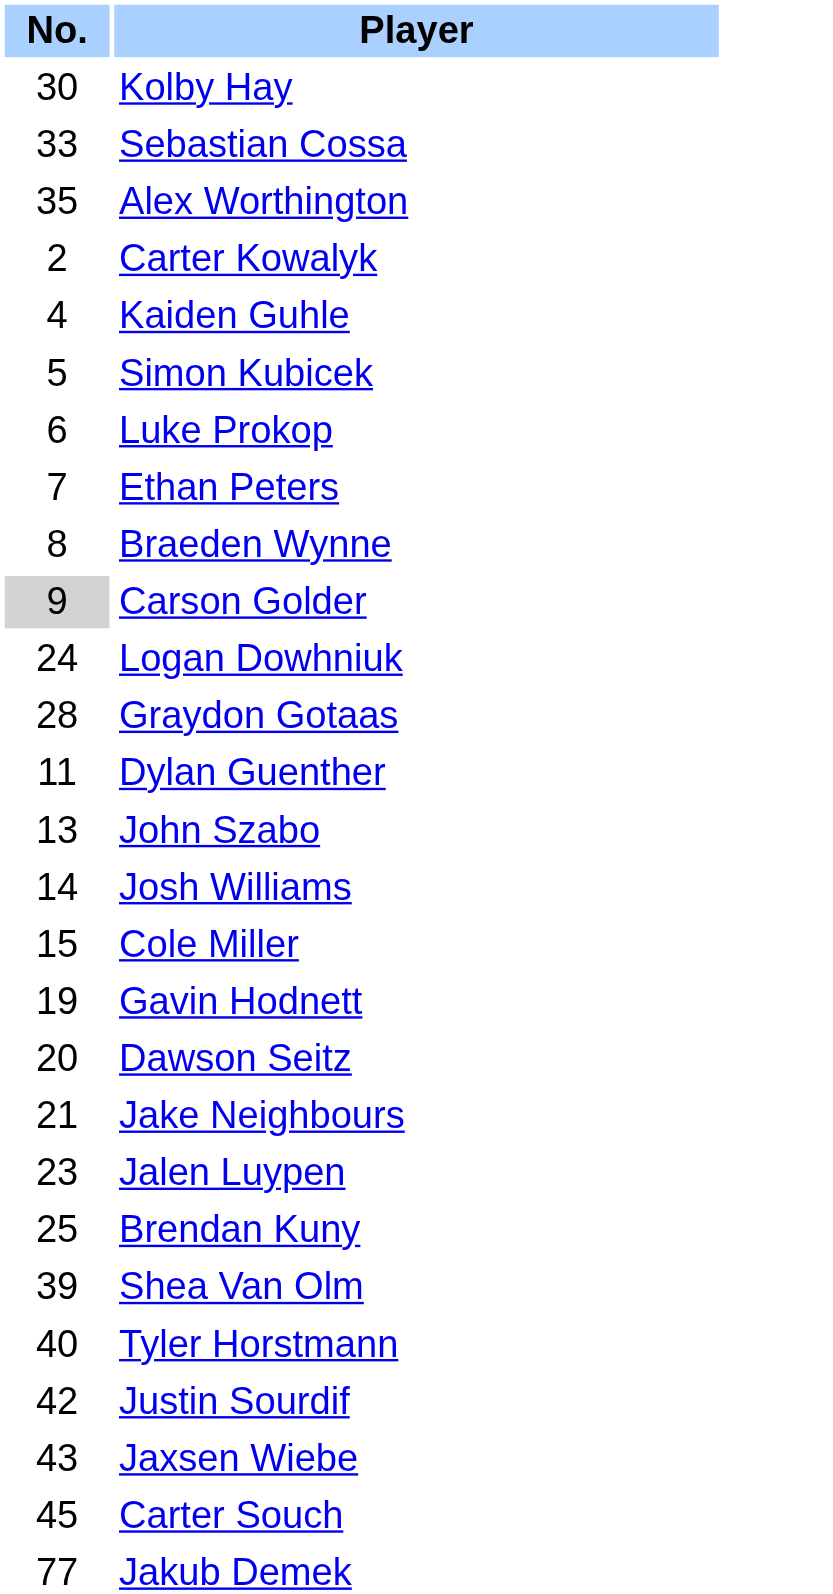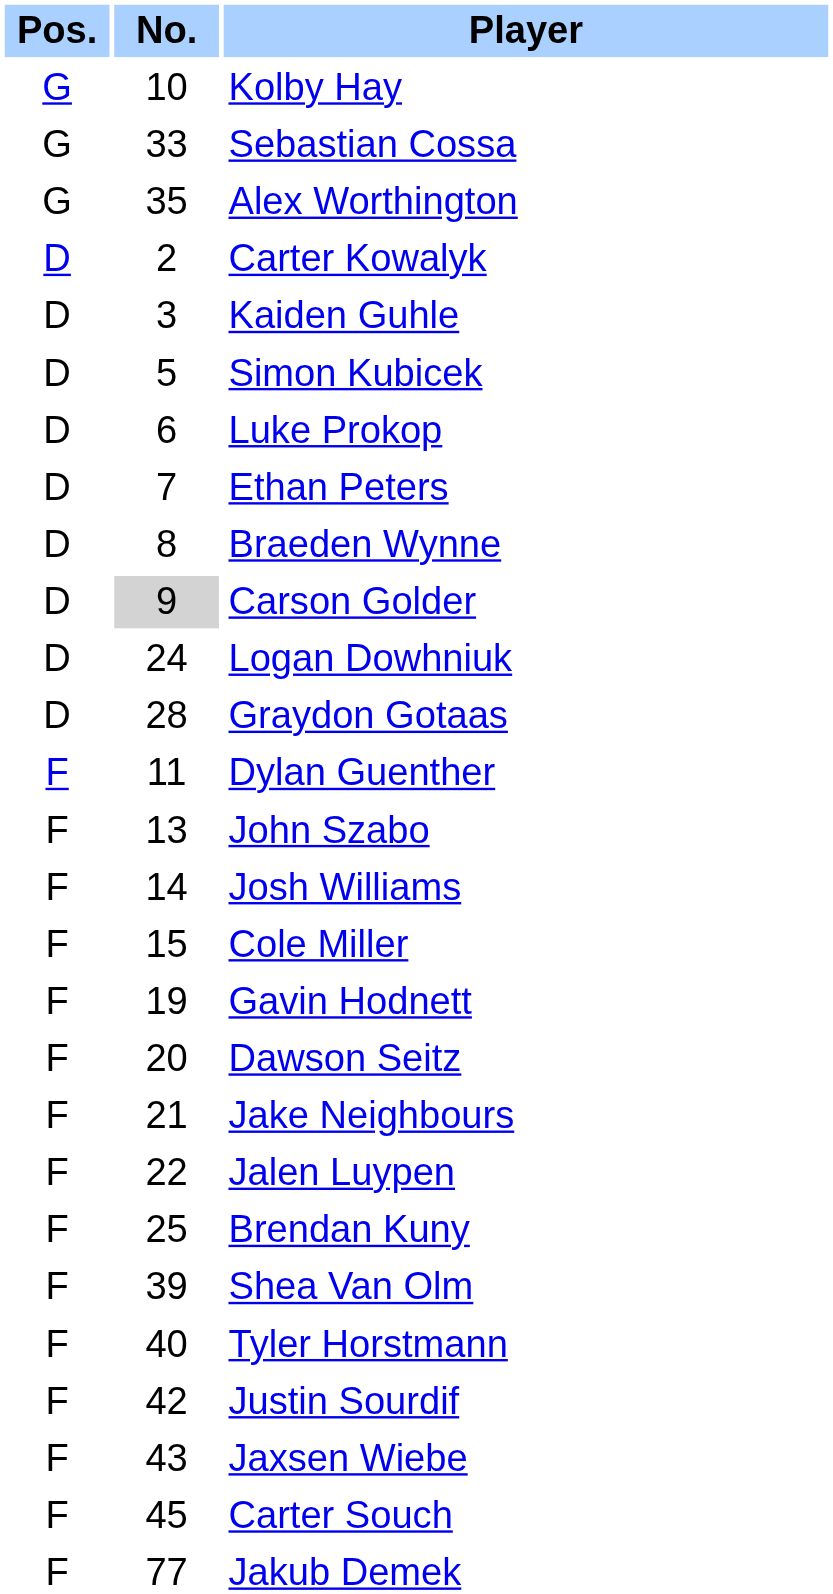+ column: (57, 30)
(57, 87) 30 -> (167, 87) 10
(57, 315) 4 -> (167, 315) 3
(57, 1172) 23 -> (167, 1172) 22
